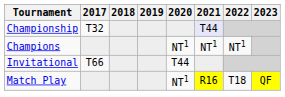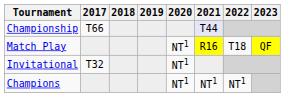(95, 29) T32 -> (95, 29) T66
rows swapped: (36, 81) <-> (34, 46)
(95, 63) T66 -> (95, 65) T32
(180, 63) T44 -> (180, 65) NT1
